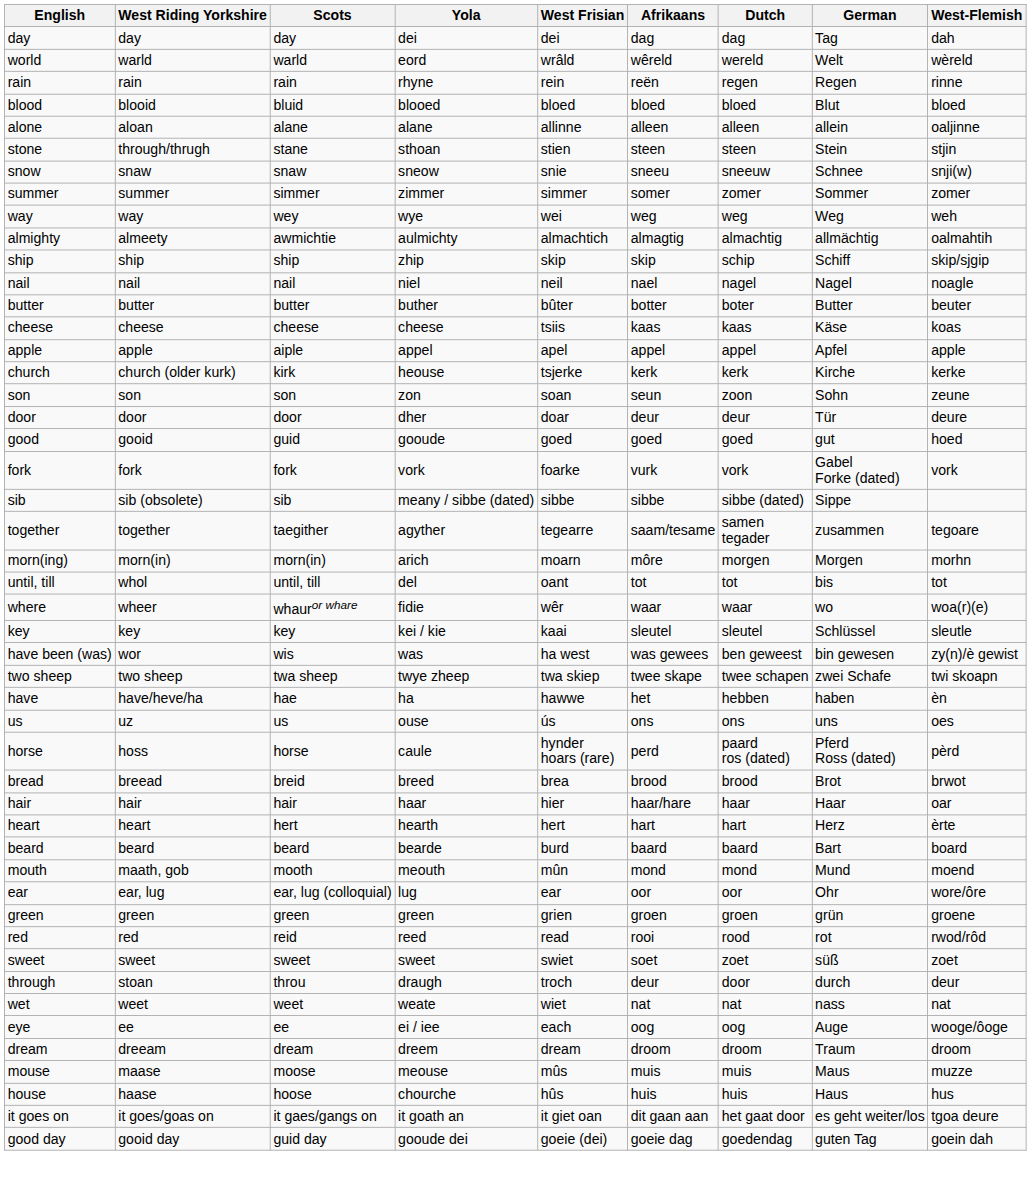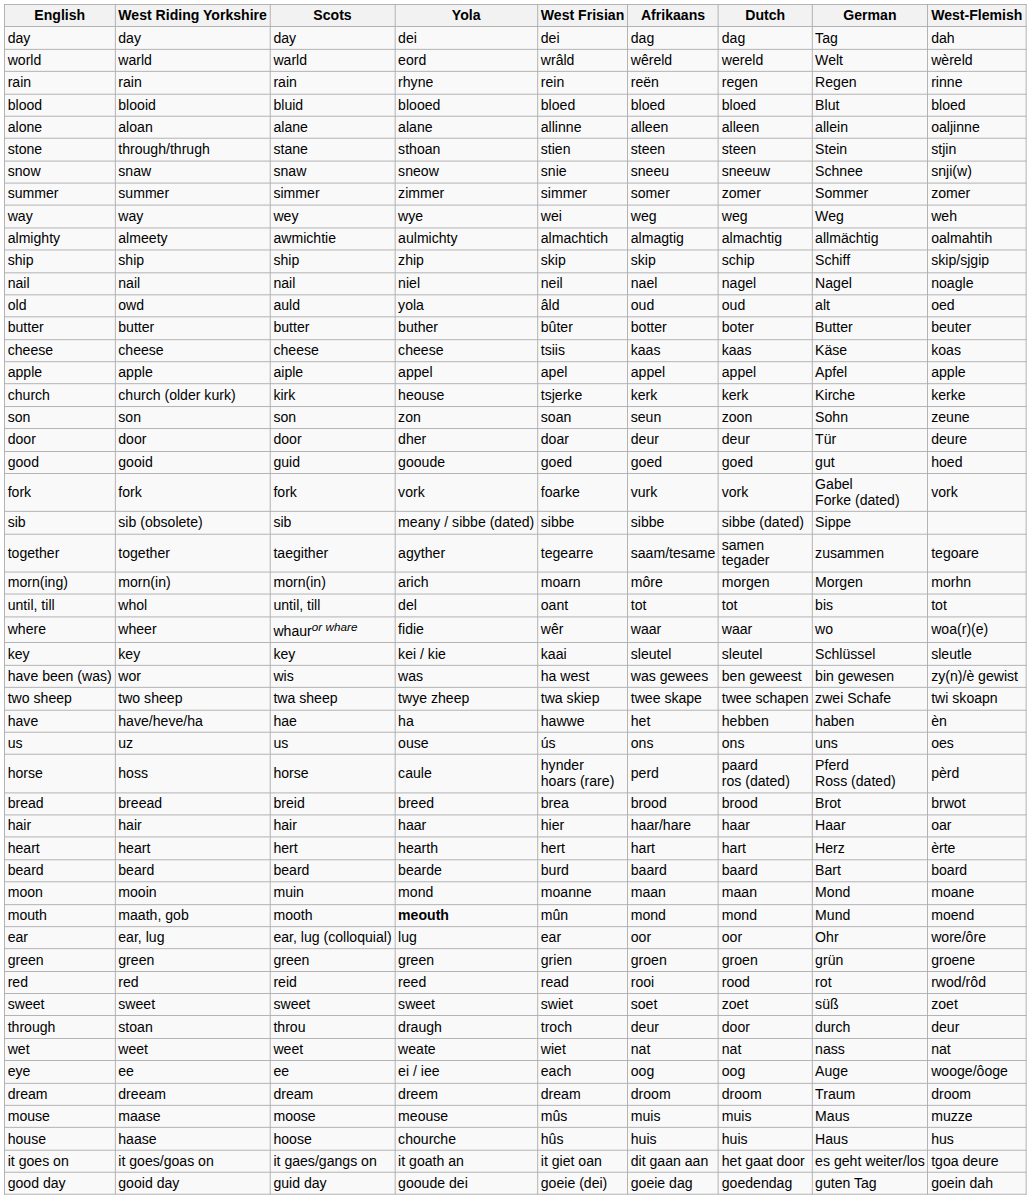+ row: (17, 305)
+ row: (25, 893)
(422, 870) normal -> (424, 915) bold
